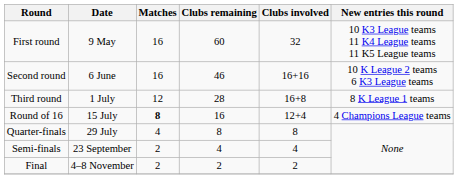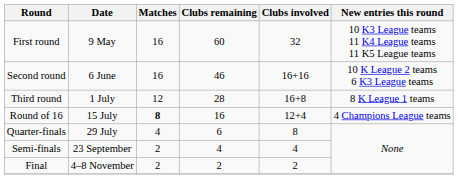(219, 132) 8 -> (219, 132) 6
